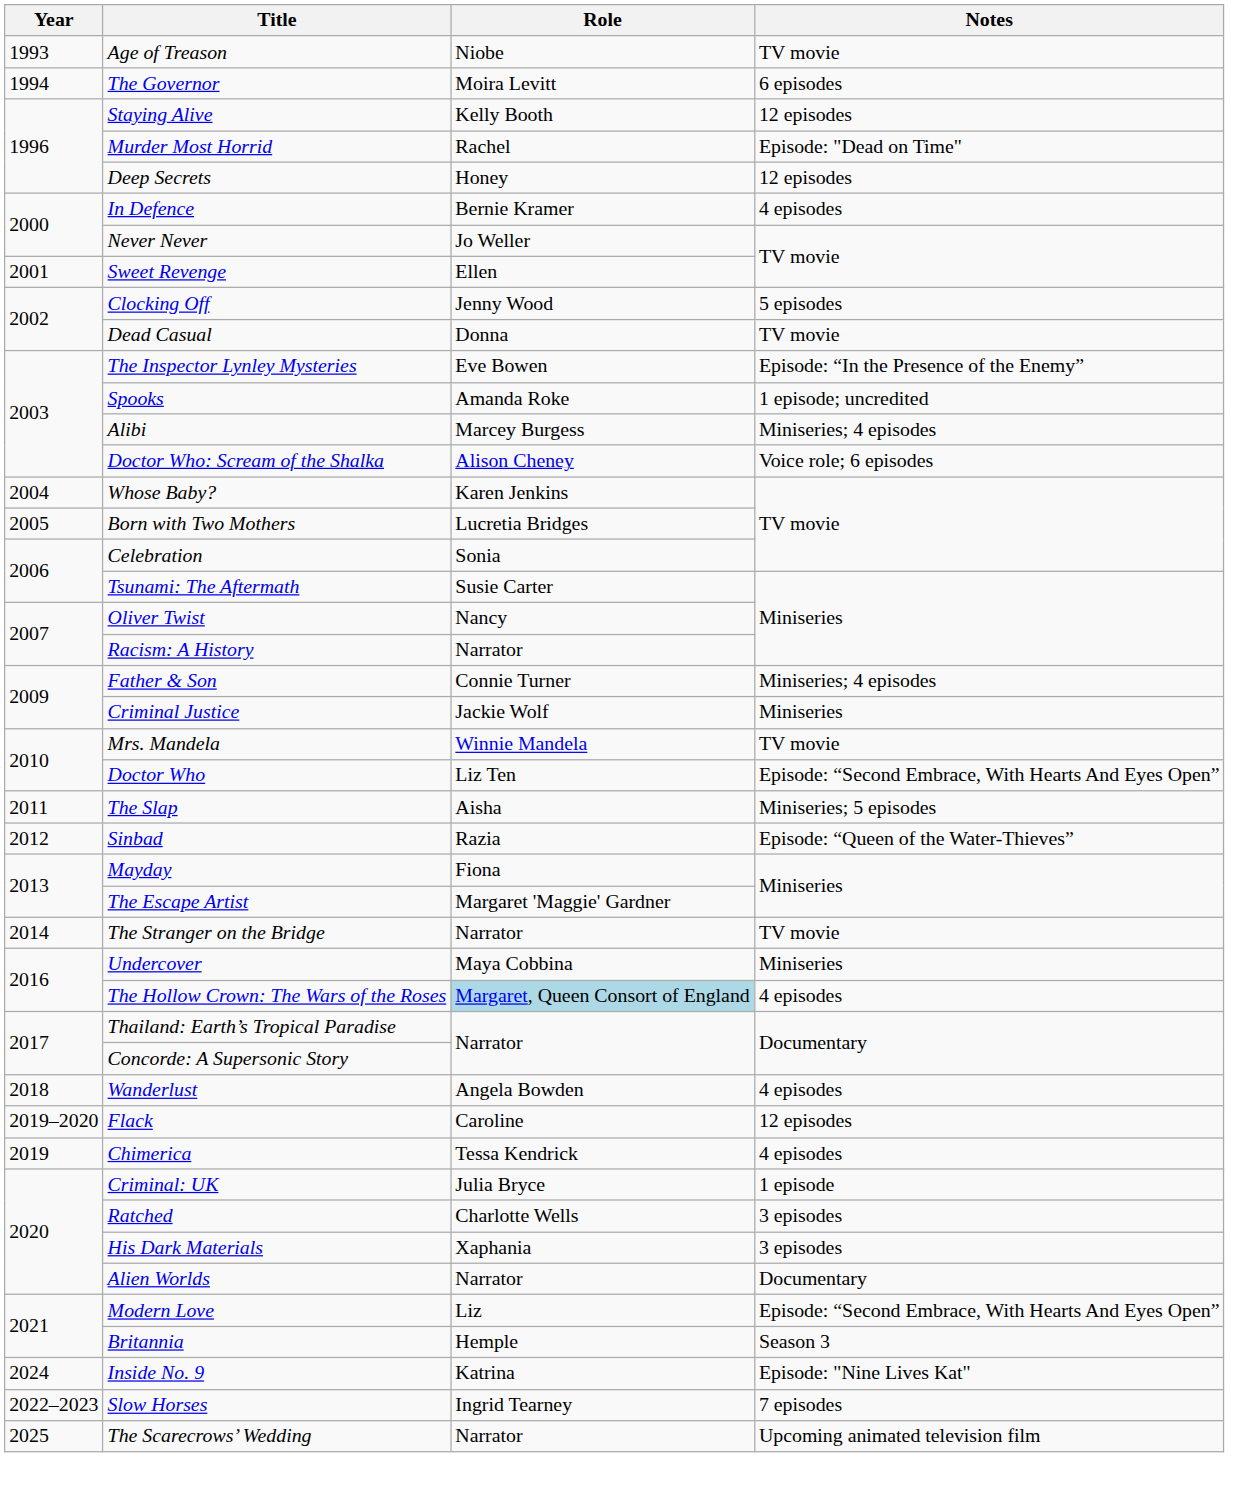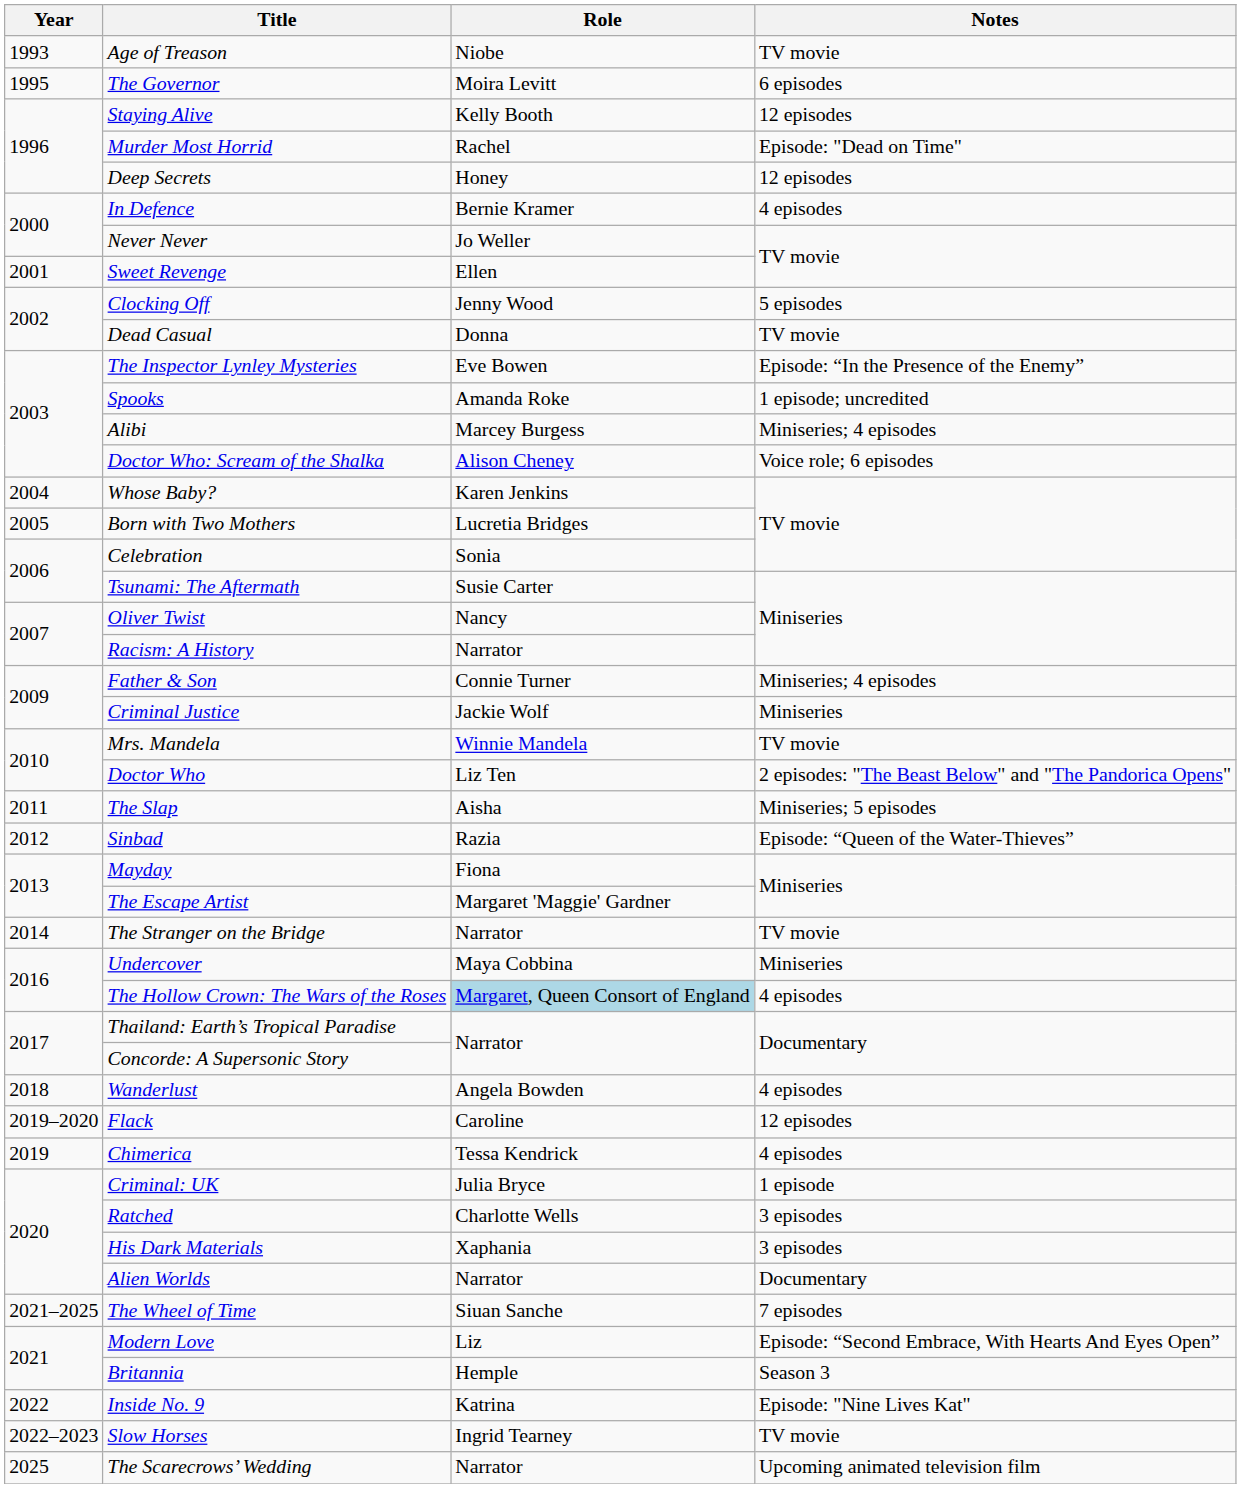(29, 83) 1994 -> (29, 83) 1995
(989, 775) Episode: “Second Embrace, With Hearts And Eyes Open” -> (995, 775) 2 episodes: "The Beast Below" and "The Pandorica Opens"
+ row: (182, 1310)
(29, 1373) 2024 -> (29, 1404) 2022
(801, 1404) 7 episodes -> (799, 1436) TV movie
